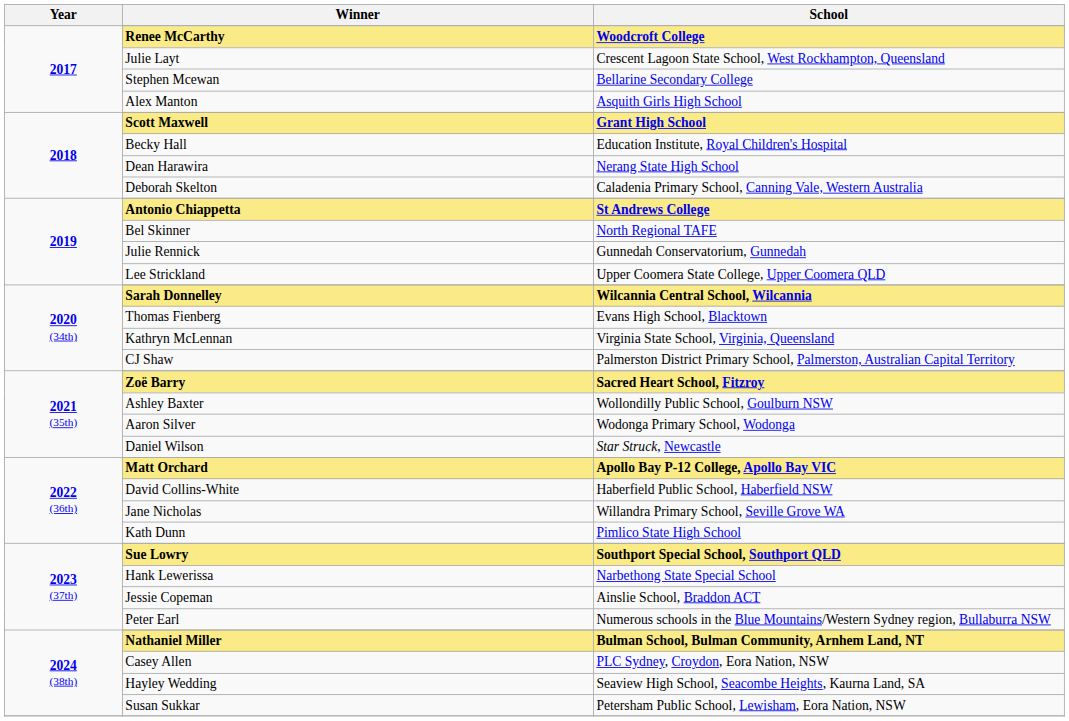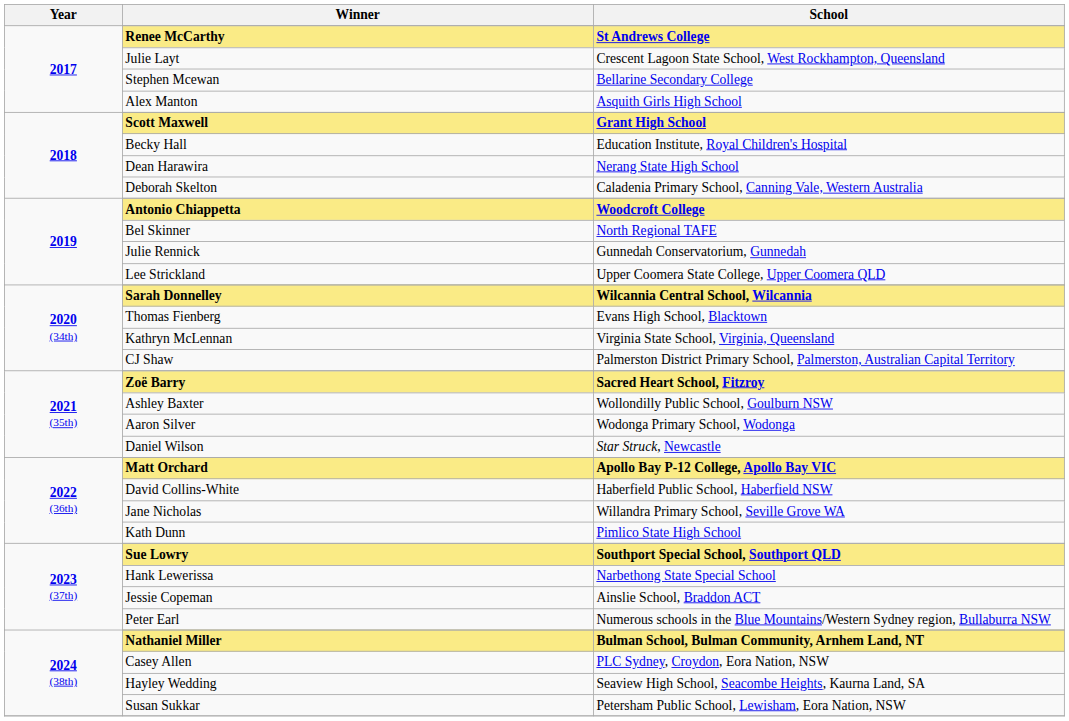(650, 36) Woodcroft College -> (653, 36) St Andrews College
(653, 209) St Andrews College -> (650, 209) Woodcroft College
